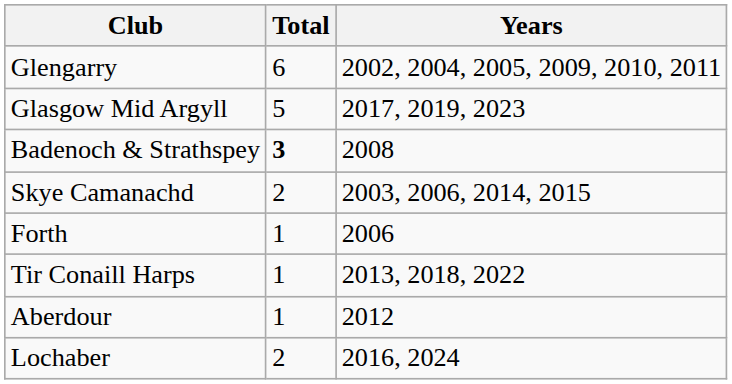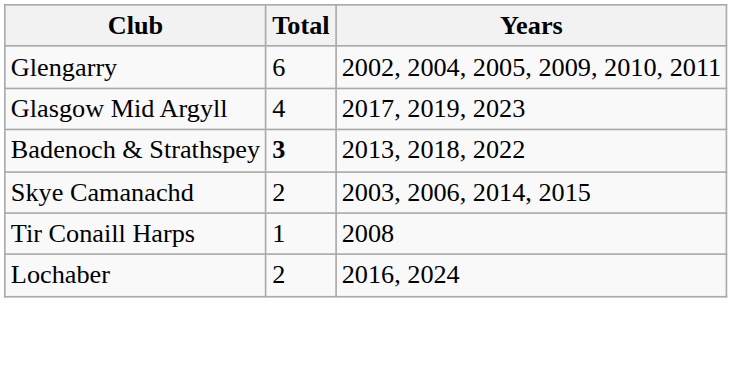(279, 108) 5 -> (279, 108) 4
(368, 150) 2008 -> (434, 150) 2013, 2018, 2022
- row: (39, 233)
(434, 274) 2013, 2018, 2022 -> (368, 233) 2008
- row: (61, 316)
